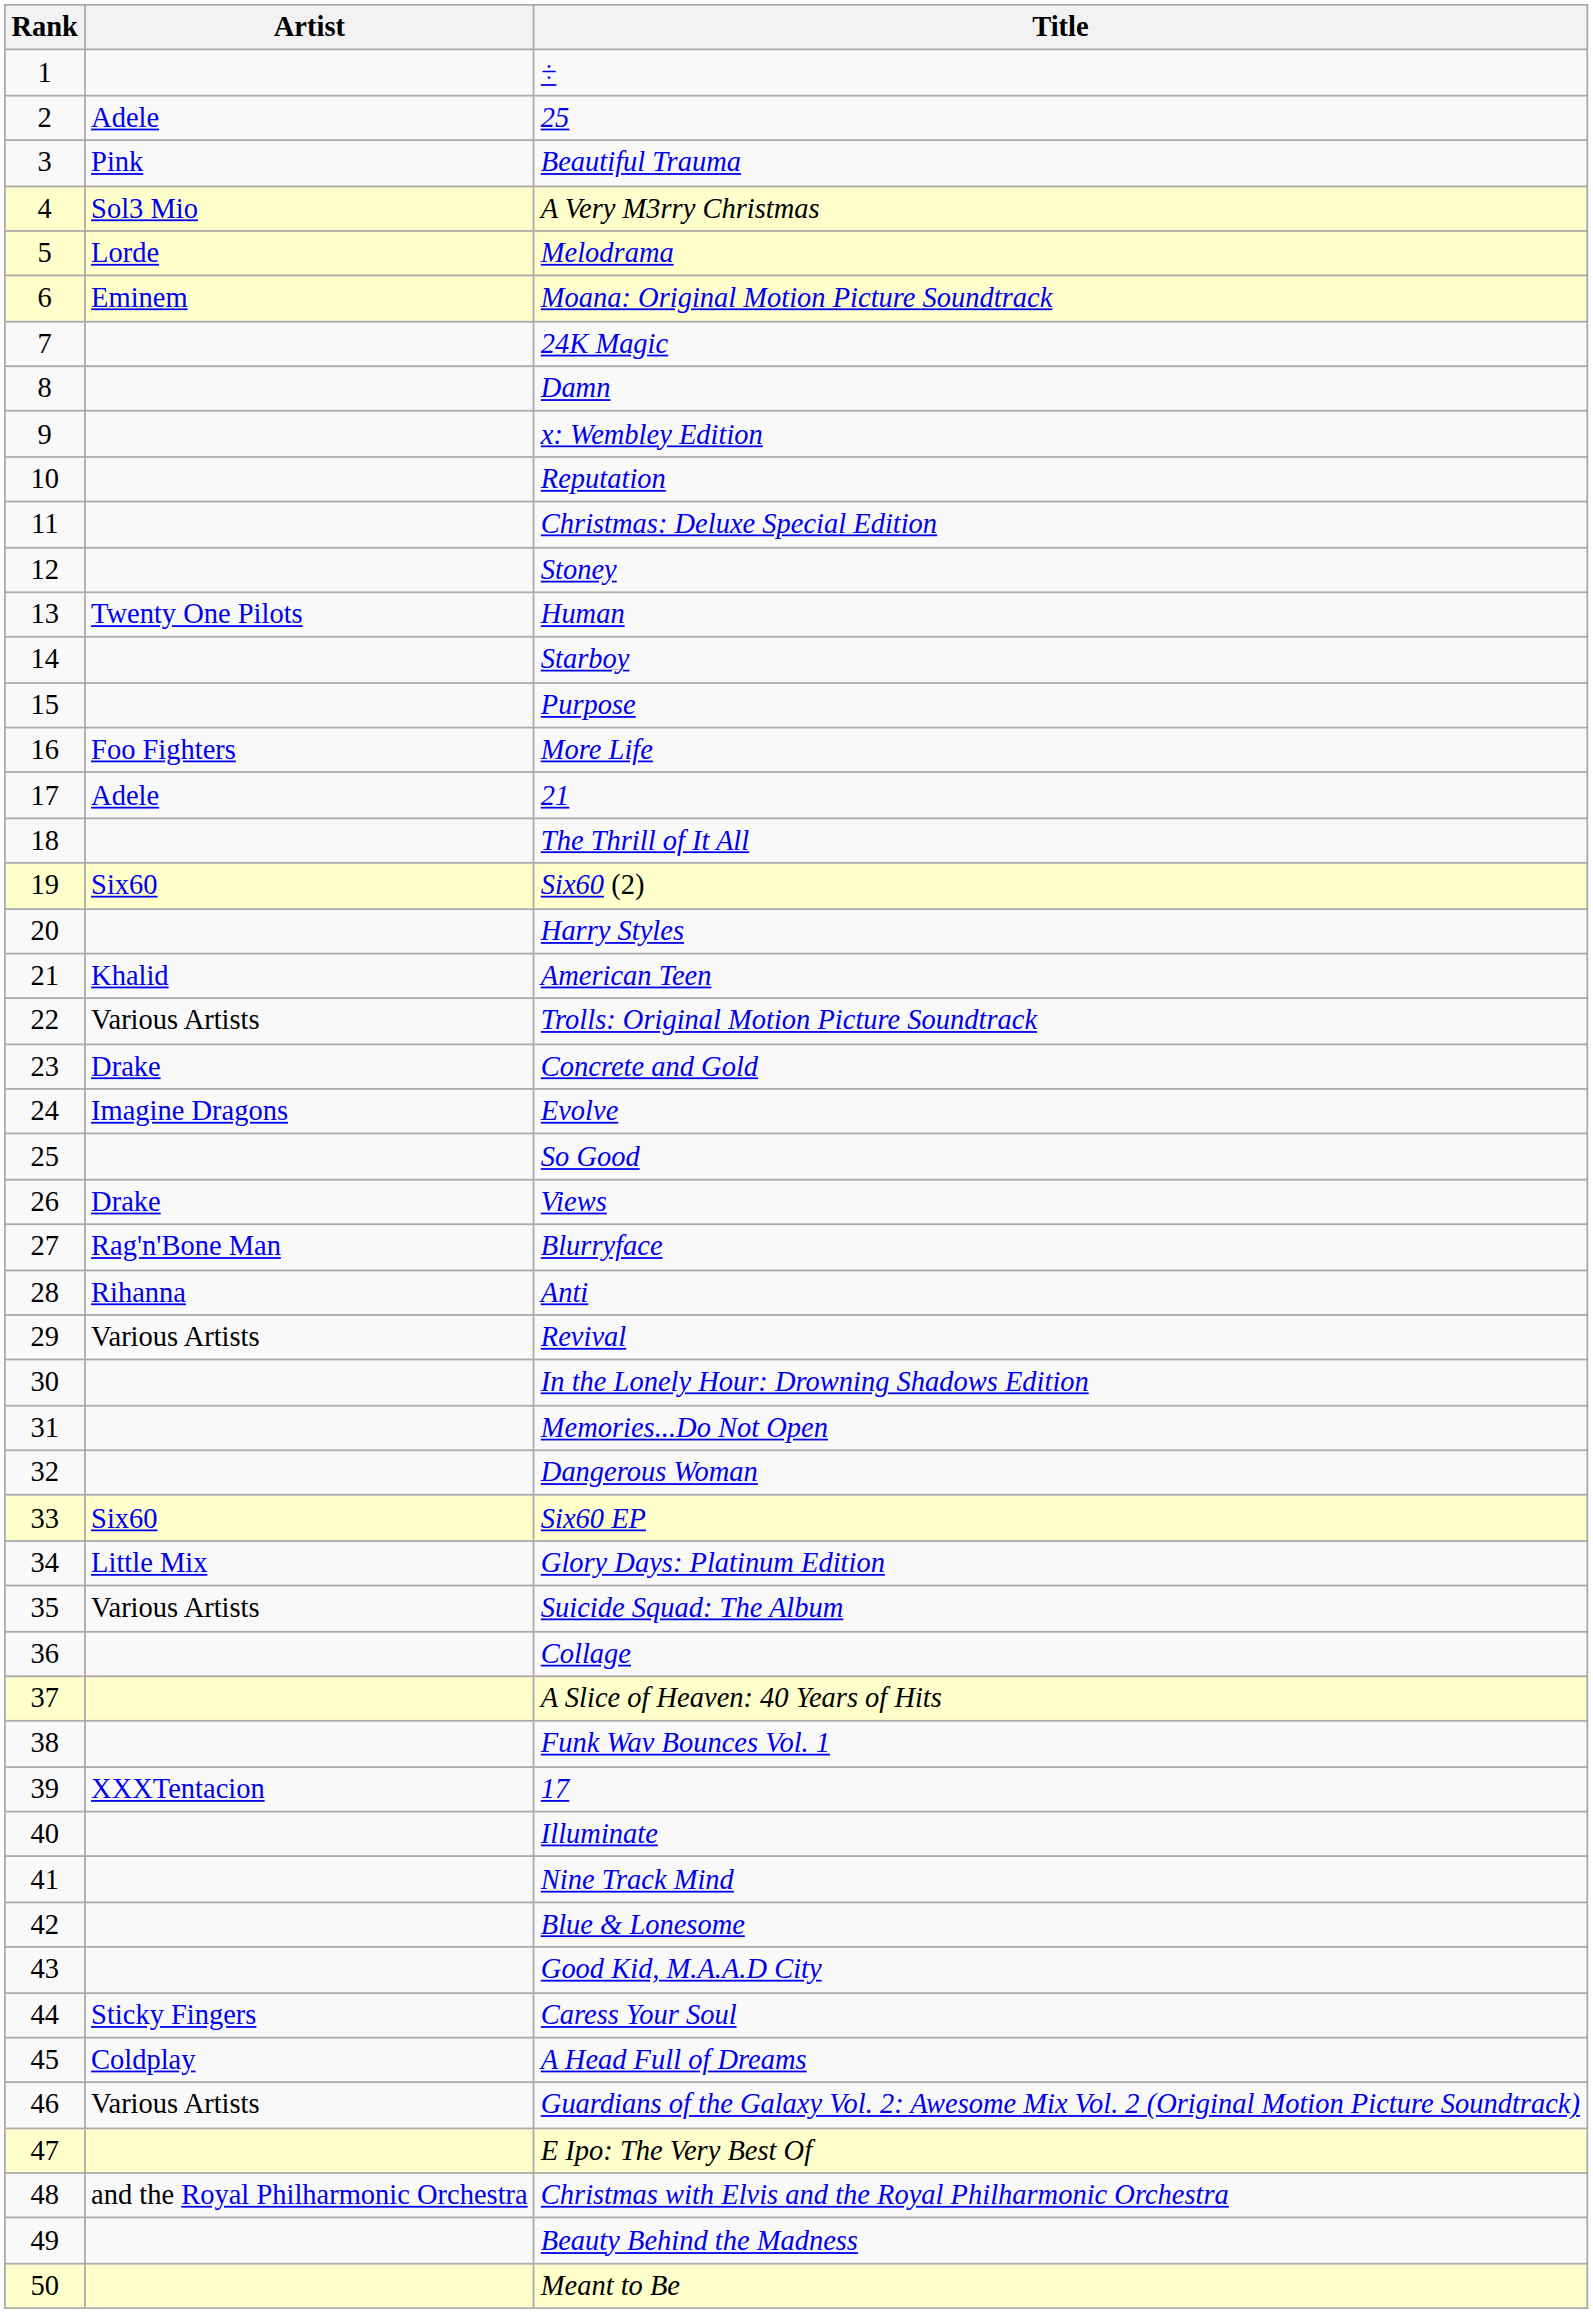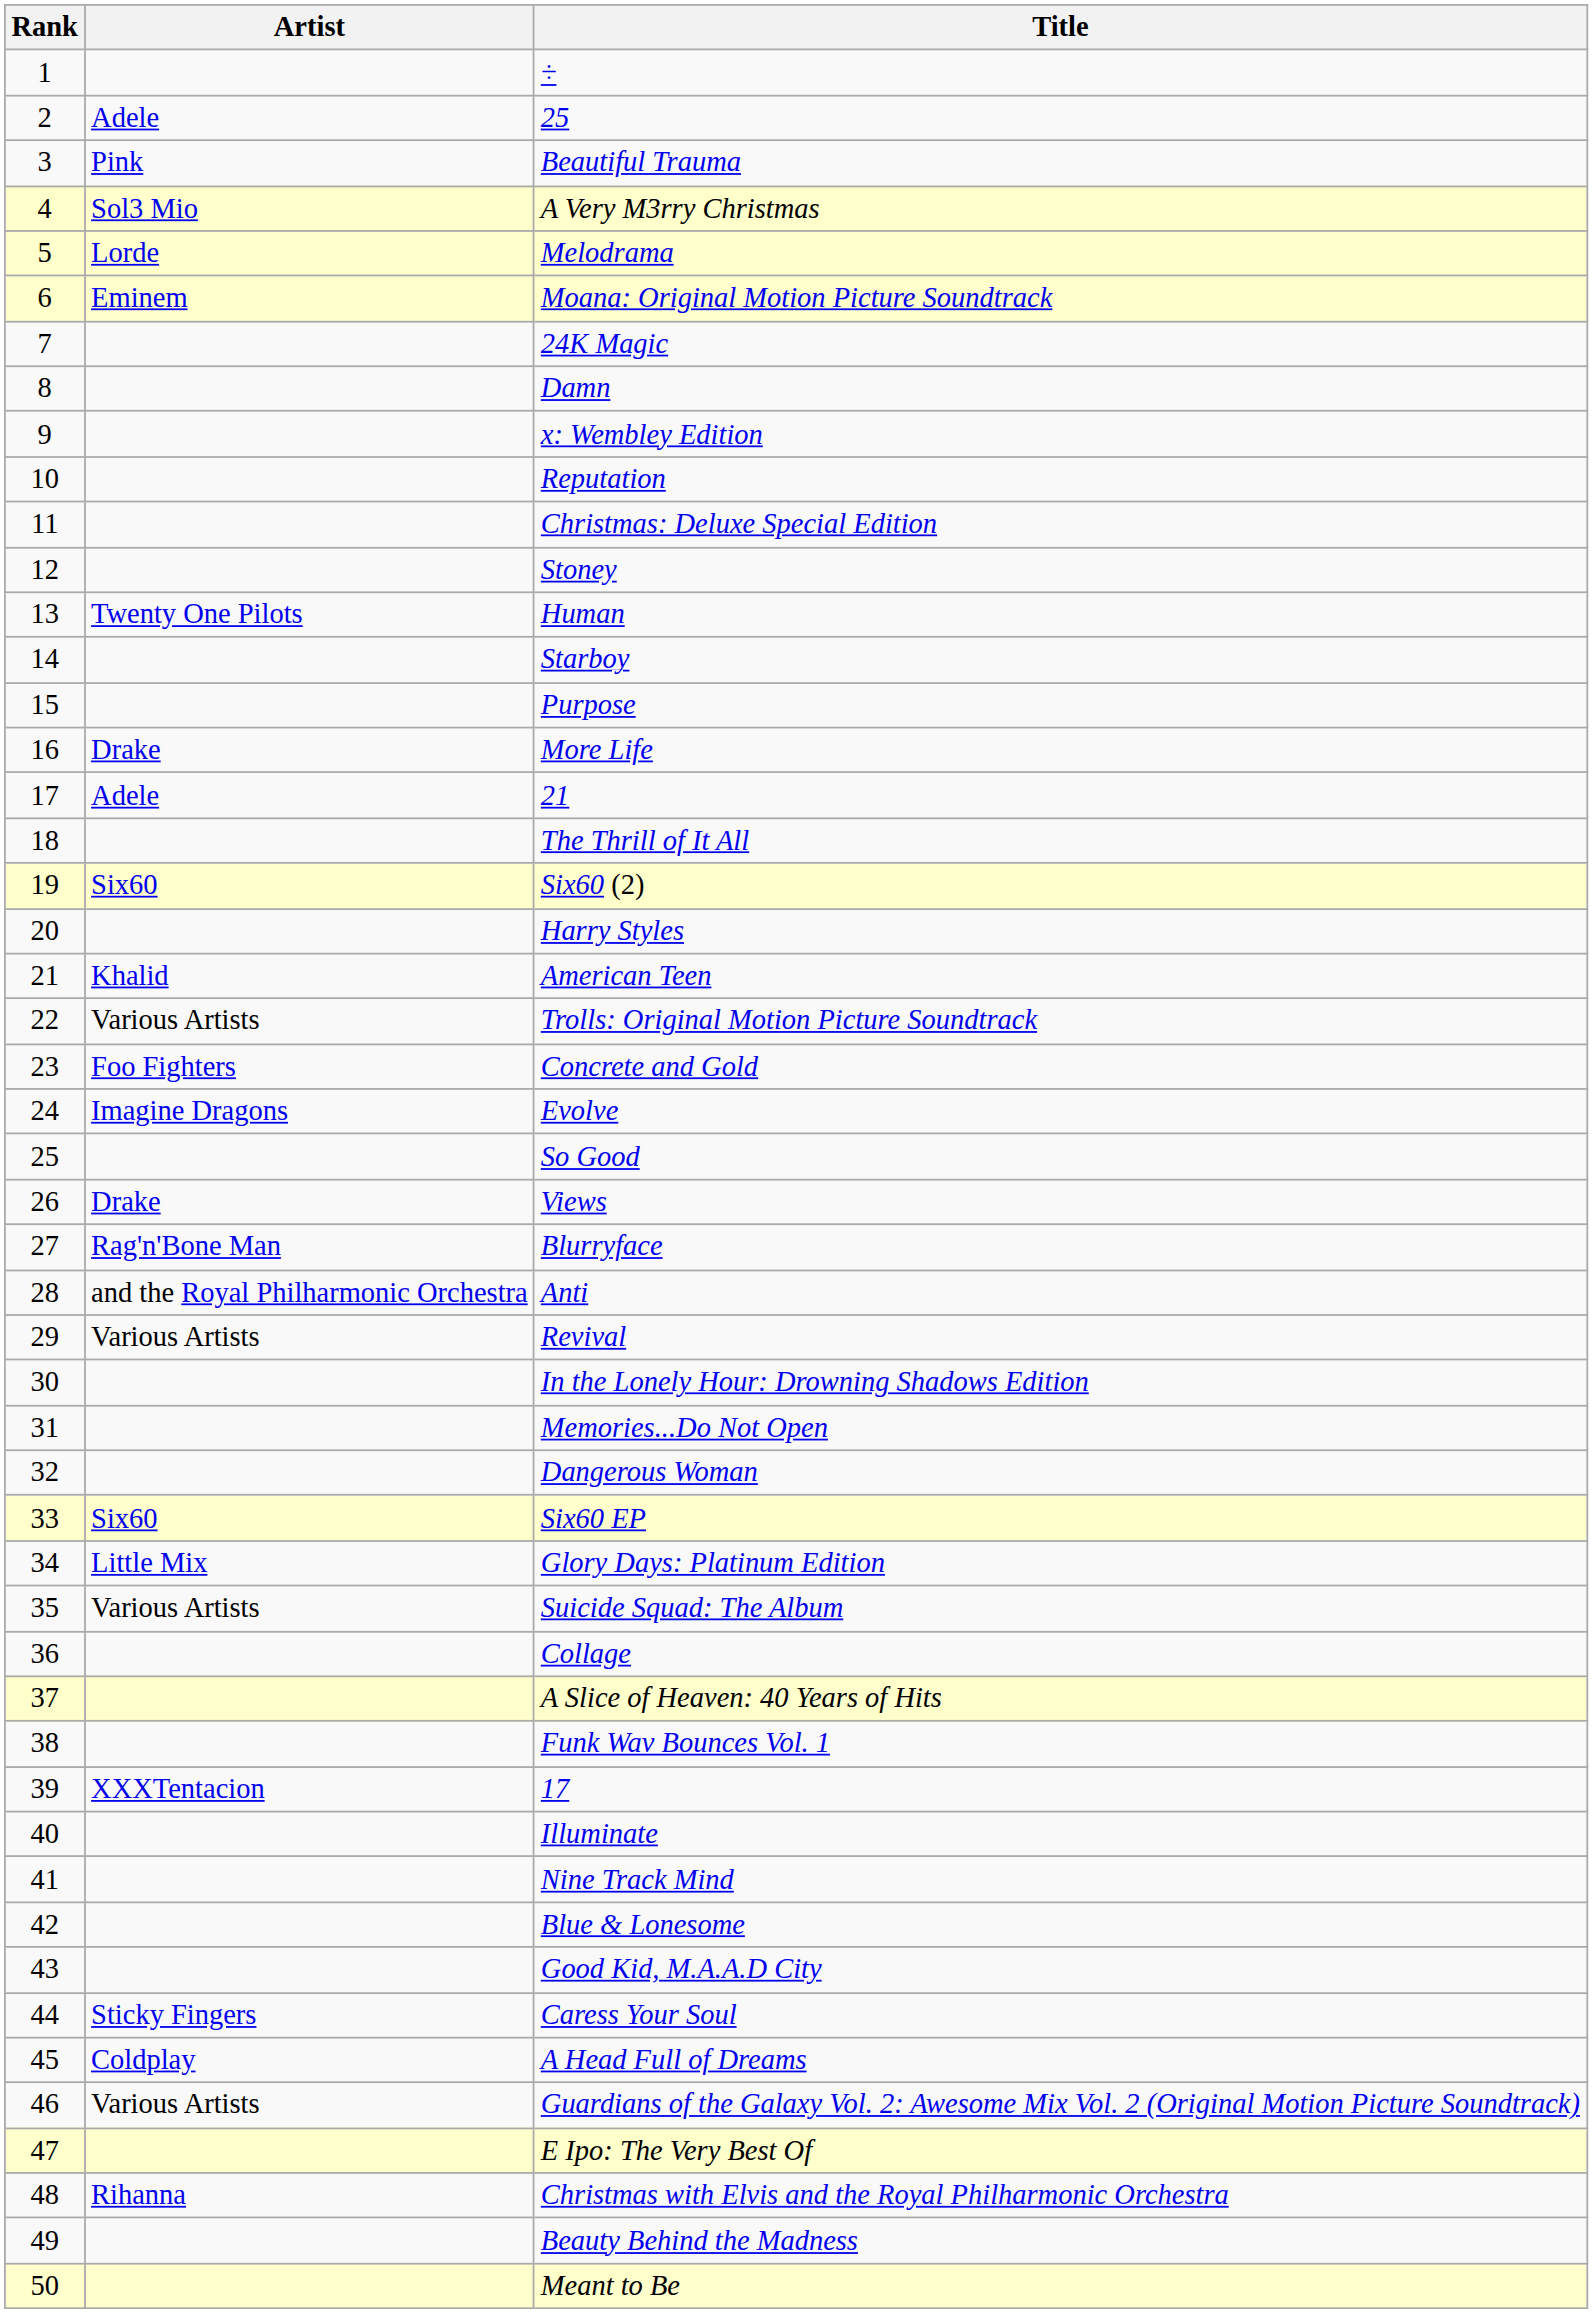(163, 749) Foo Fighters -> (126, 749) Drake
(126, 1065) Drake -> (163, 1065) Foo Fighters
(139, 1291) Rihanna -> (309, 1291) and the Royal Philharmonic Orchestra
(309, 2195) and the Royal Philharmonic Orchestra -> (139, 2195) Rihanna
